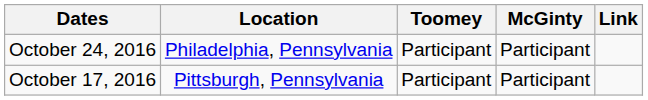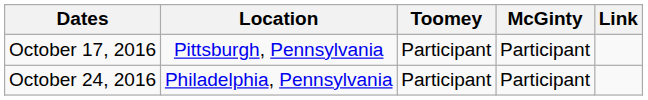rows swapped: (83, 79) <-> (83, 49)
